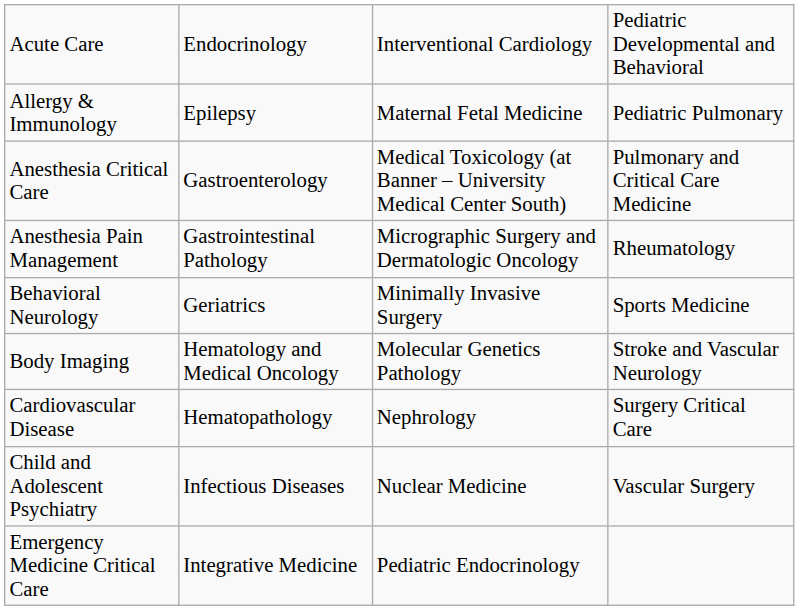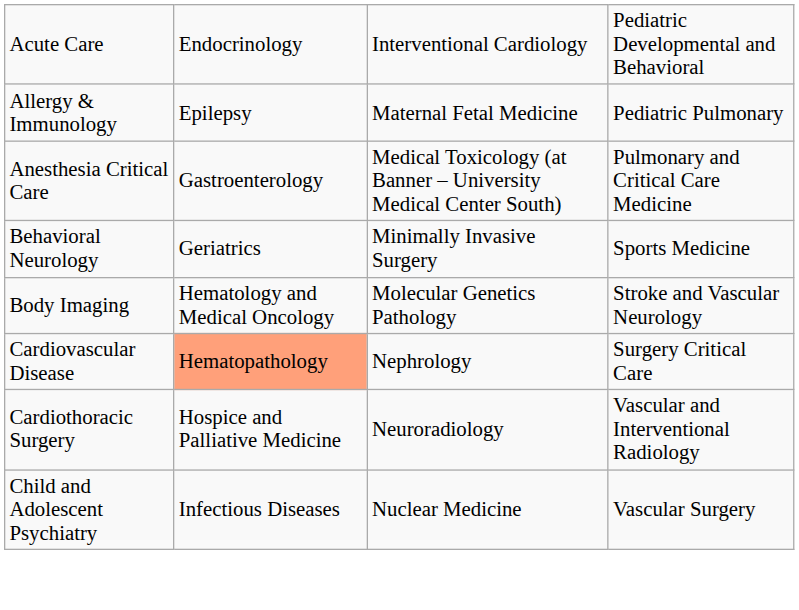- row: (76, 248)
(258, 417) no background -> (253, 361) lightsalmon background
+ row: (71, 429)
- row: (83, 565)
